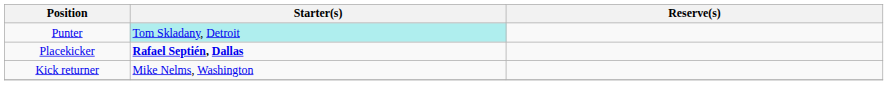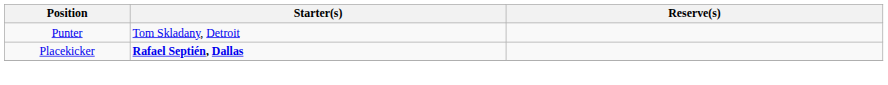(186, 32) paleturquoise background -> (186, 32) no background
- row: (67, 70)
